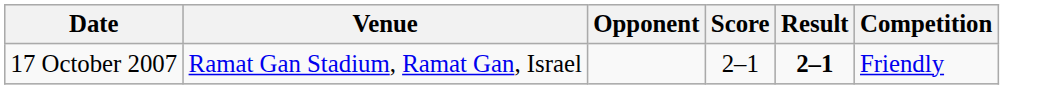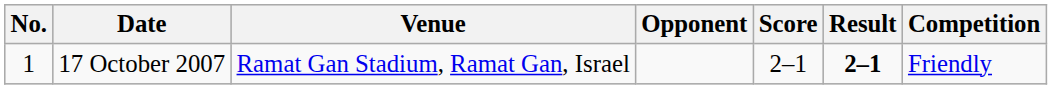+ column: (29, 24)
